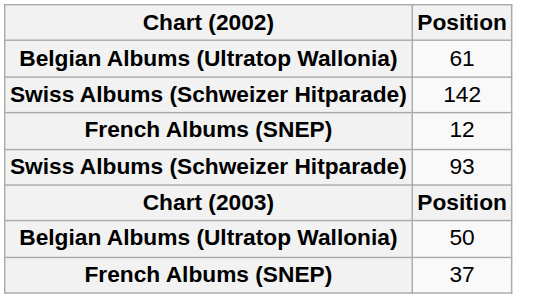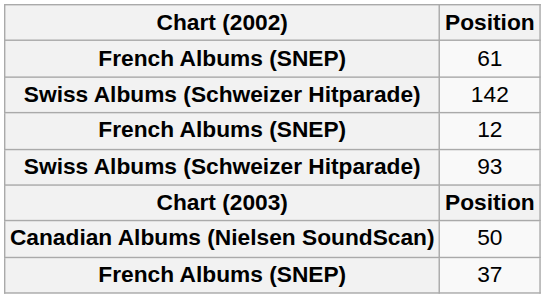(208, 58) Belgian Albums (Ultratop Wallonia) -> (222, 58) French Albums (SNEP)
(208, 238) Belgian Albums (Ultratop Wallonia) -> (222, 238) Canadian Albums (Nielsen SoundScan)
